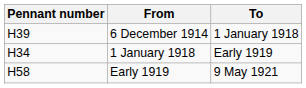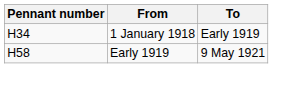- row: (159, 33)
